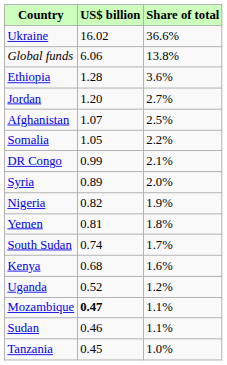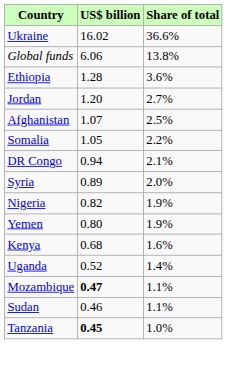(91, 161) 0.99 -> (91, 161) 0.94
(91, 224) 0.81 -> (91, 224) 0.80
(159, 224) 1.8% -> (159, 224) 1.9%
- row: (40, 245)
(159, 287) 1.2% -> (159, 266) 1.4%
(91, 349) normal -> (91, 328) bold
